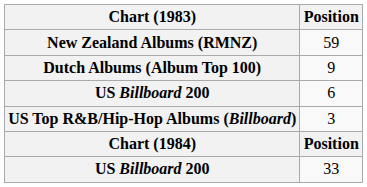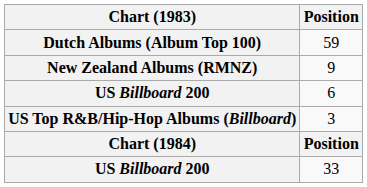(152, 42) New Zealand Albums (RMNZ) -> (152, 42) Dutch Albums (Album Top 100)
(152, 67) Dutch Albums (Album Top 100) -> (152, 67) New Zealand Albums (RMNZ)
